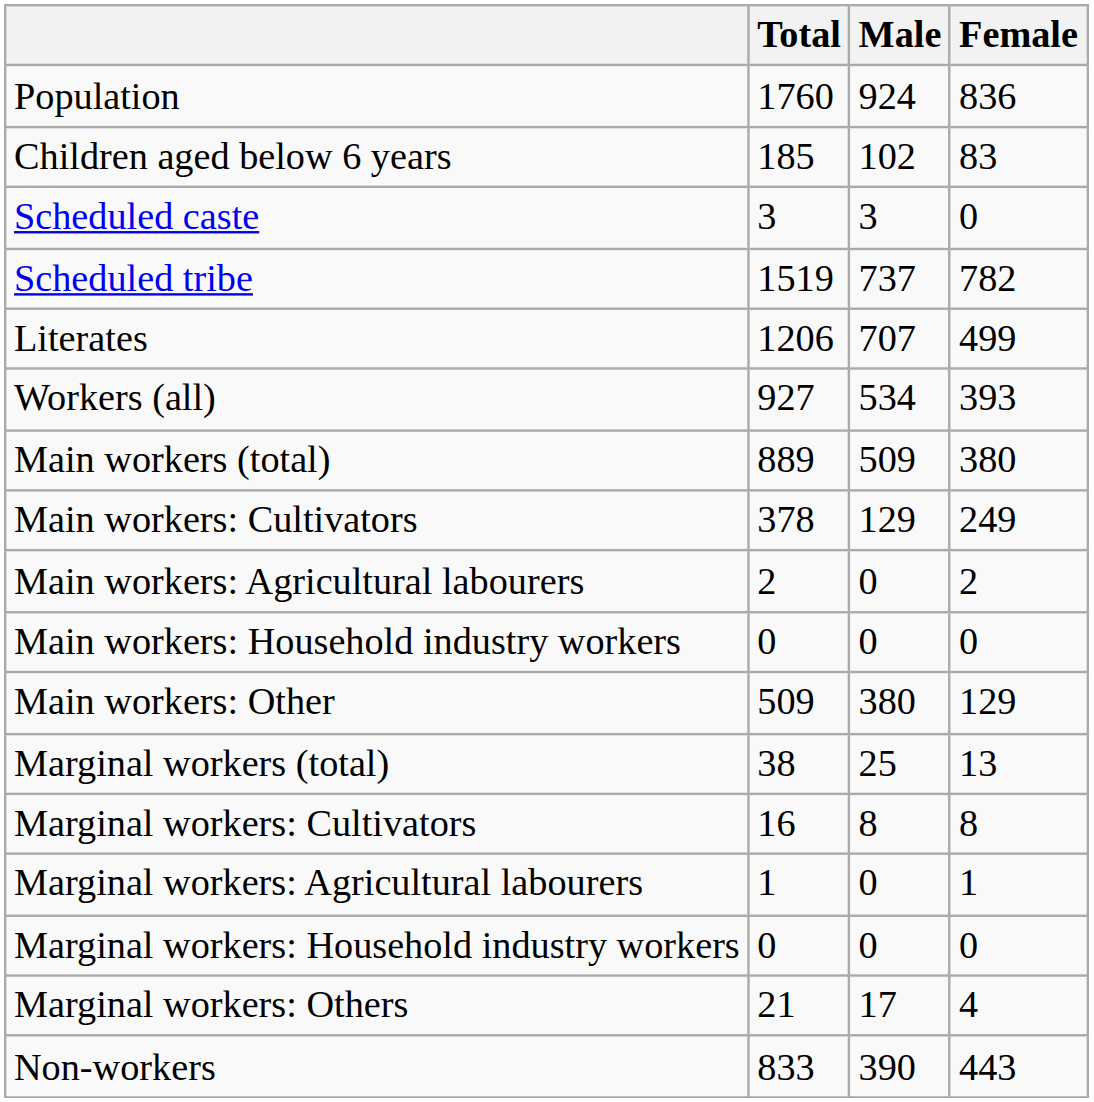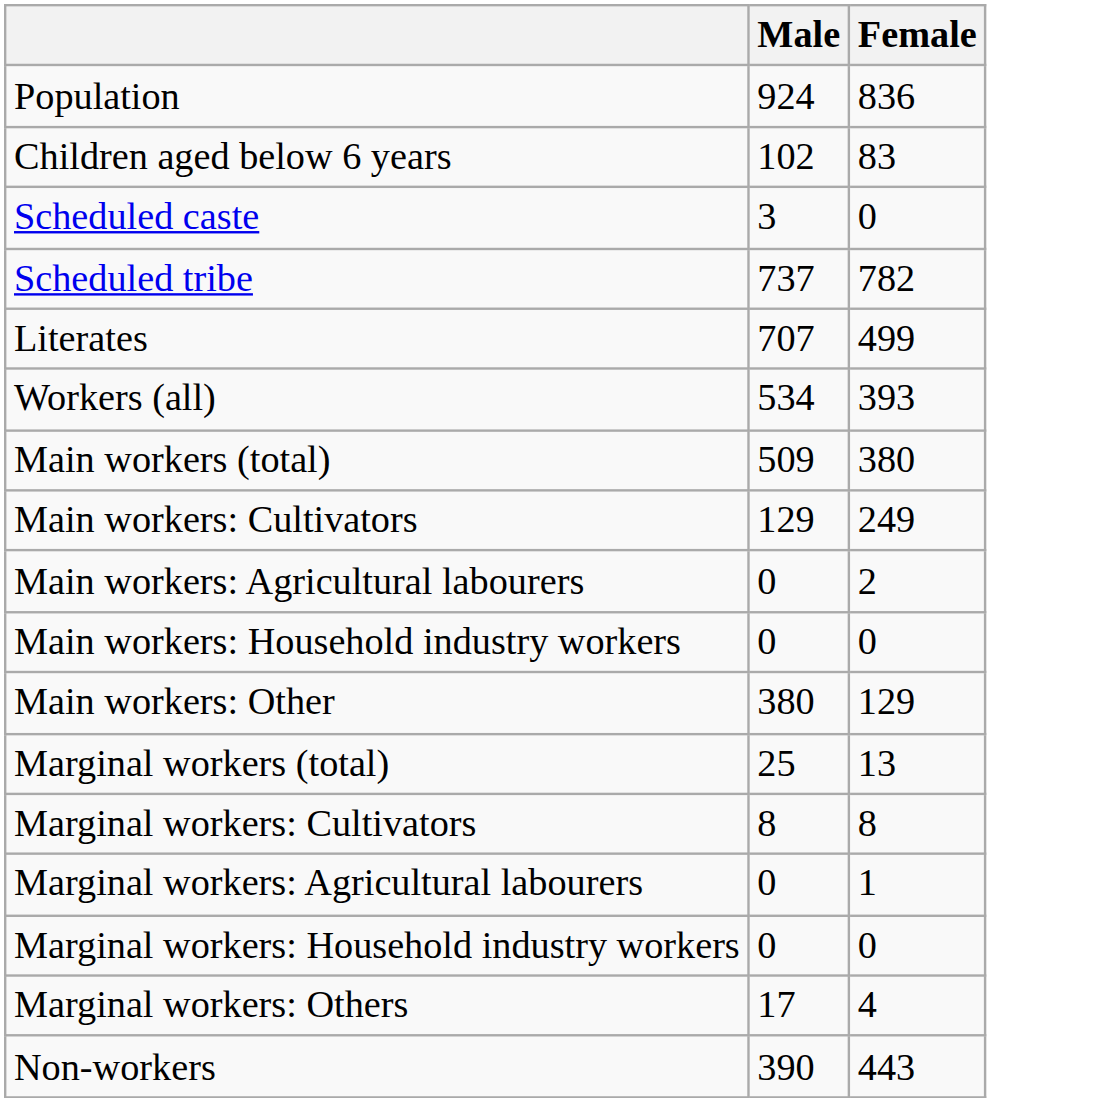- column: (799, 34)
